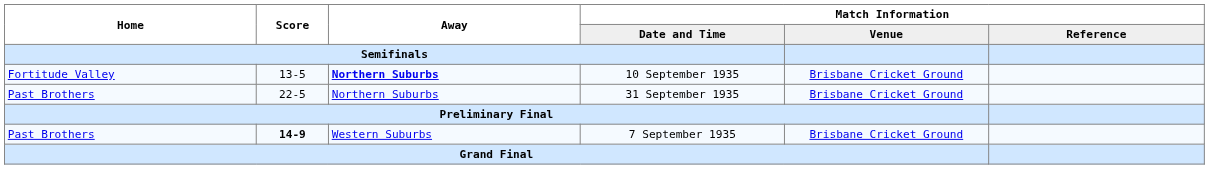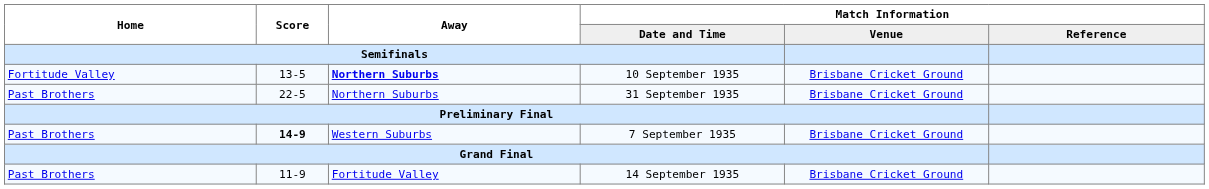+ row: (682, 174)
